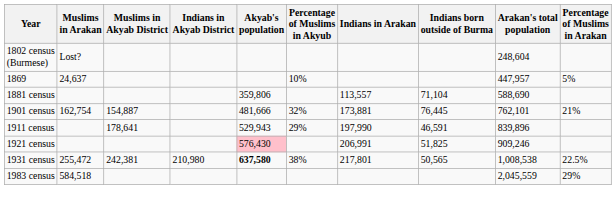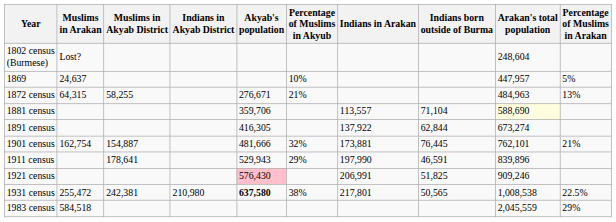+ row: (31, 95)
(255, 95) 359,806 -> (255, 111) 359,706
(514, 95) no background -> (514, 111) lightyellow background
+ row: (31, 127)
